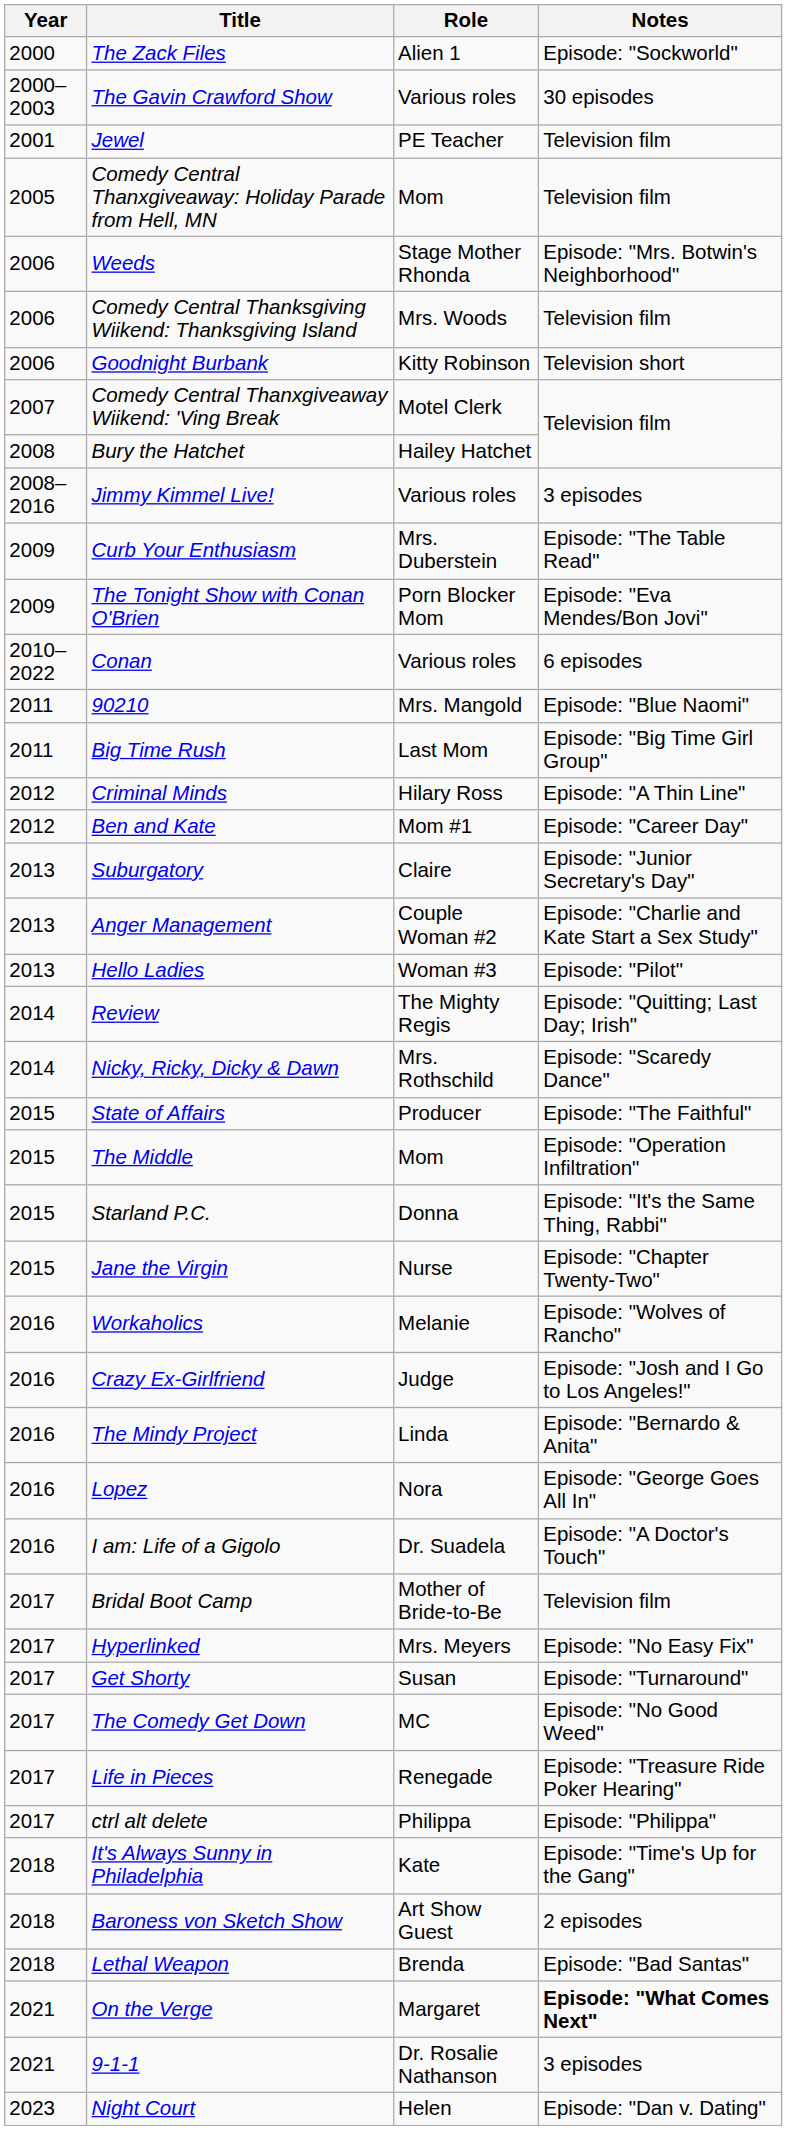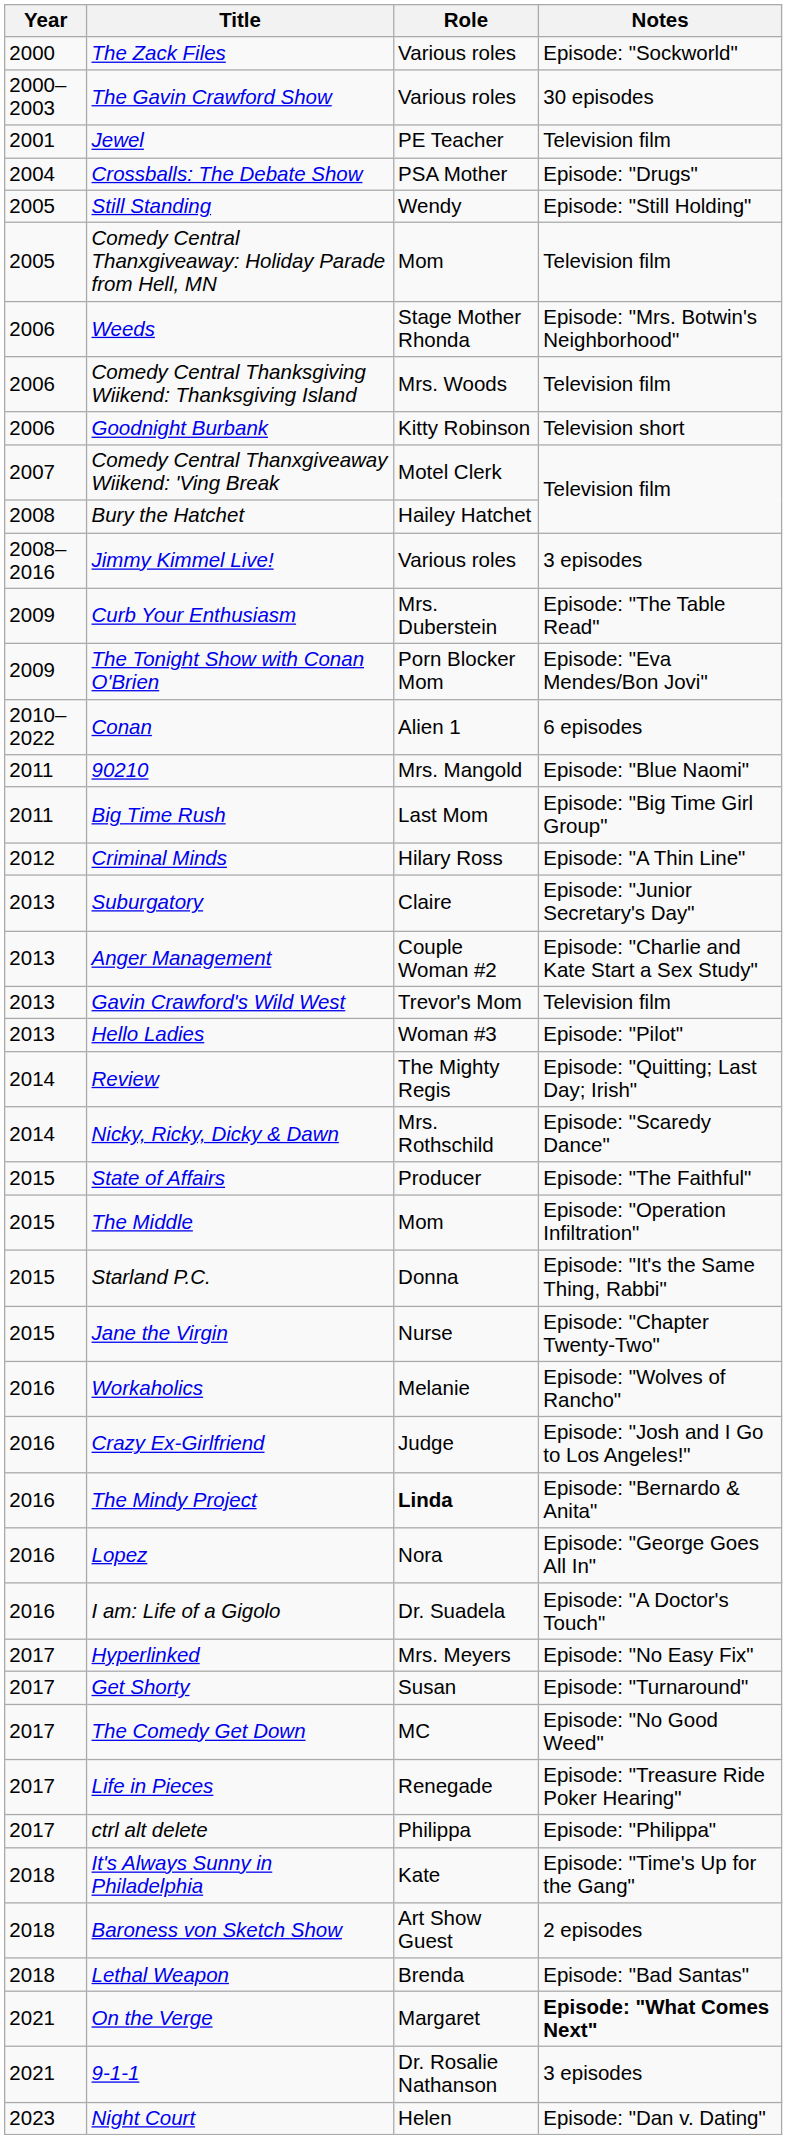(429, 53) Alien 1 -> (457, 53) Various roles
+ row: (227, 173)
+ row: (151, 206)
(457, 661) Various roles -> (429, 726) Alien 1
- row: (154, 826)
+ row: (218, 1002)
(423, 1434) normal -> (425, 1499) bold
- row: (172, 1601)
